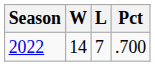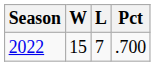(78, 46) 14 -> (78, 46) 15
